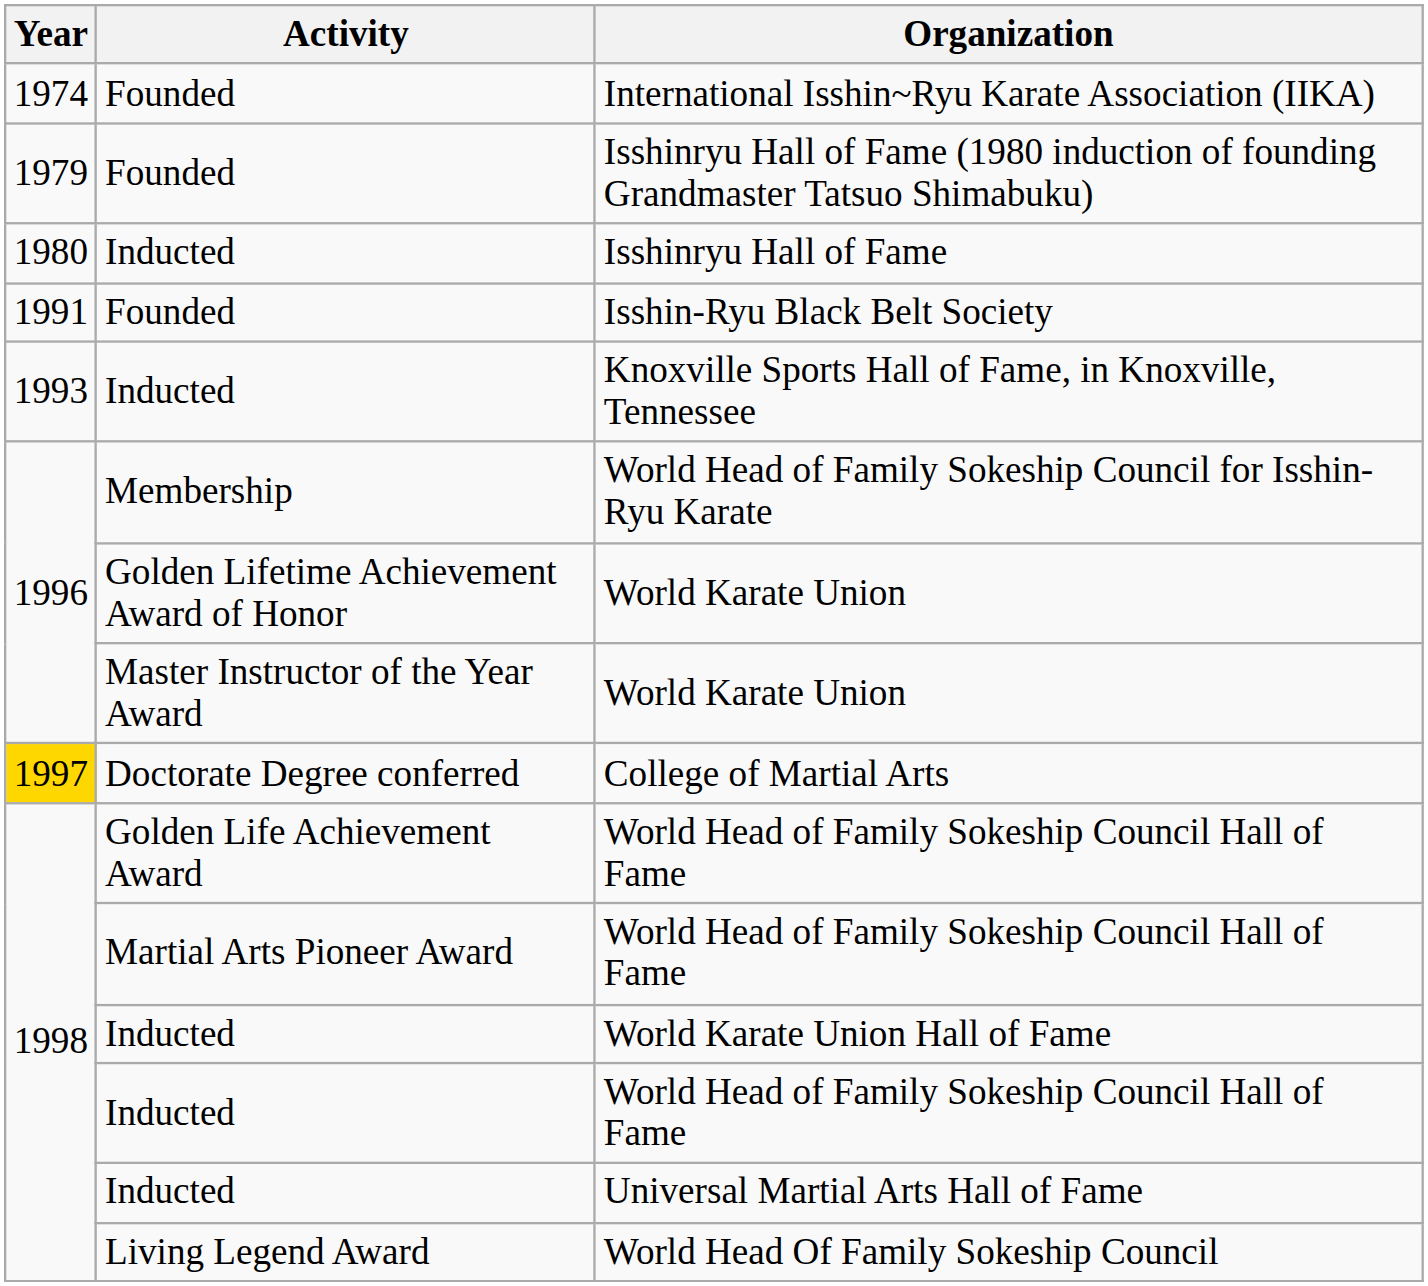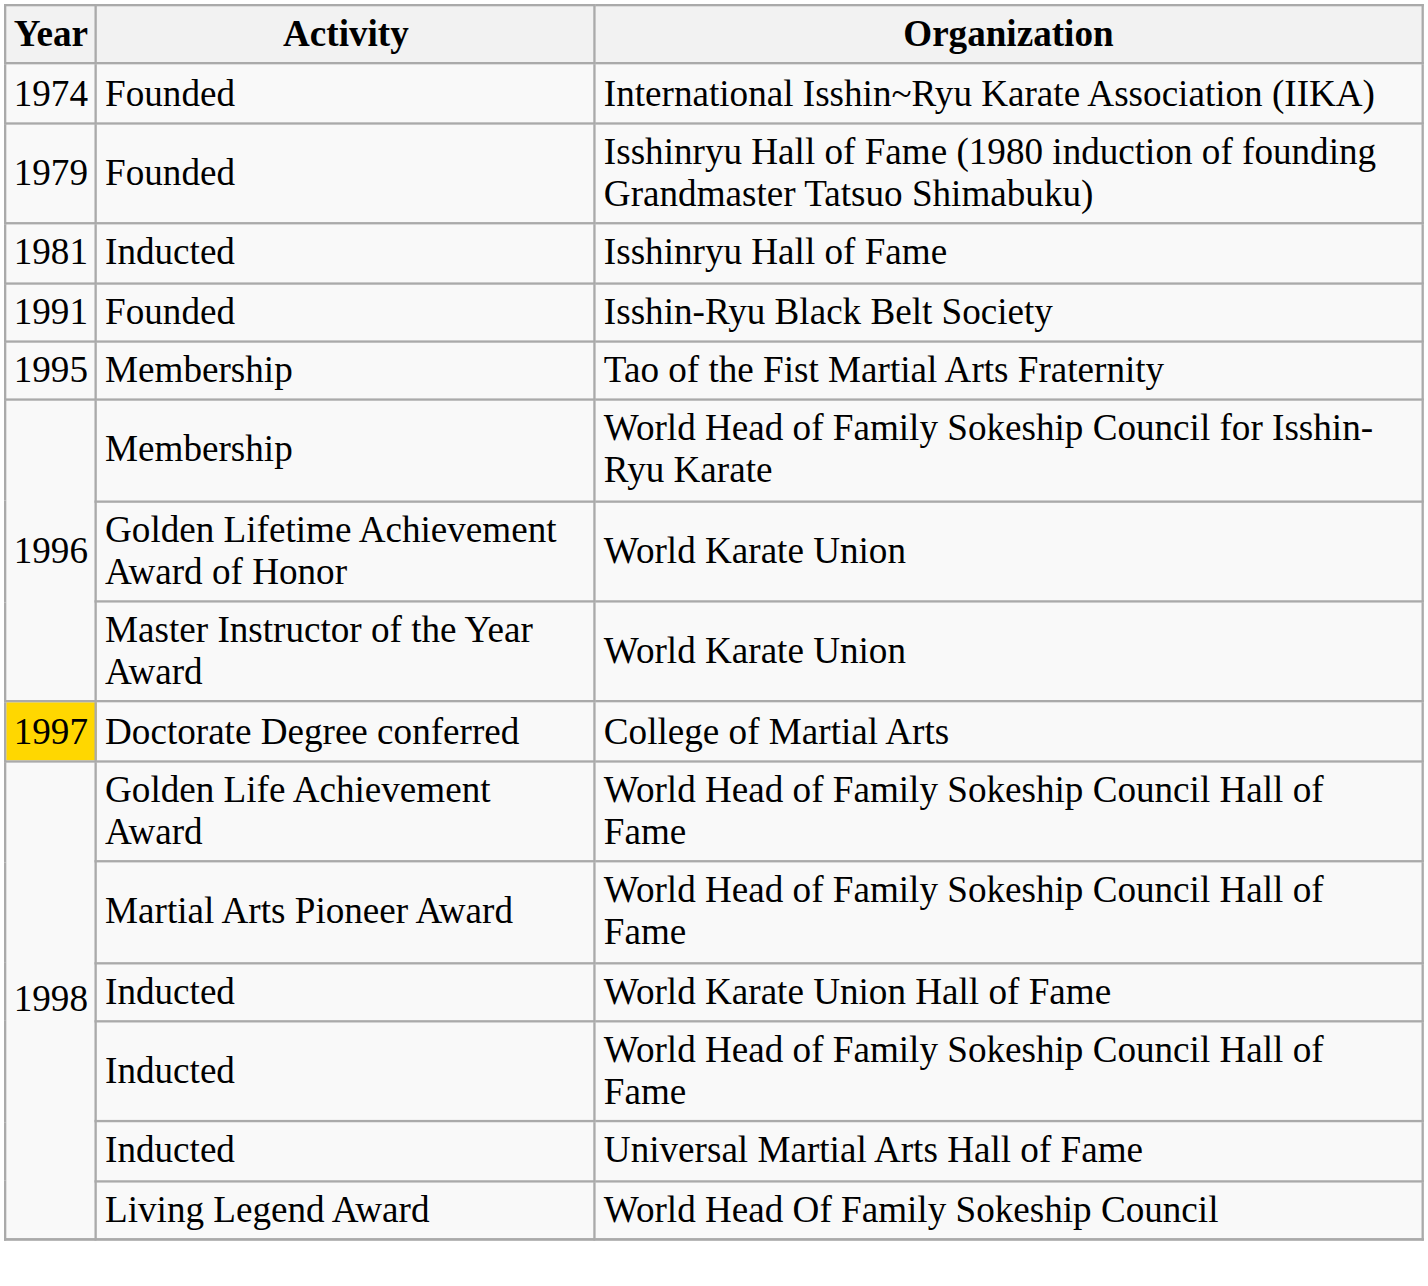(51, 252) 1980 -> (51, 252) 1981
- row: (170, 390)
+ row: (199, 370)
